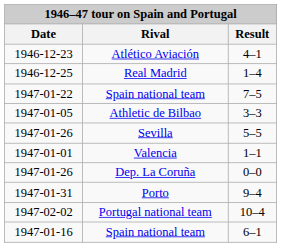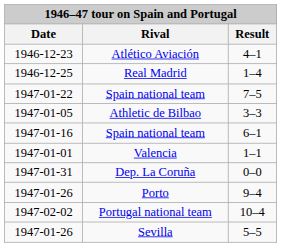rows swapped: (155, 232) <-> (155, 133)
(44, 172) 1947-01-26 -> (44, 172) 1947-01-31
(44, 192) 1947-01-31 -> (44, 192) 1947-01-26
